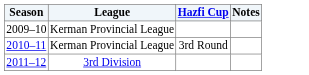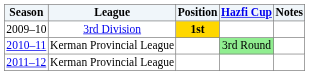+ column: (198, 12)
(112, 29) Kerman Provincial League -> (112, 29) 3rd Division
(203, 45) no background -> (247, 45) lightgreen background
(112, 62) 3rd Division -> (112, 62) Kerman Provincial League
